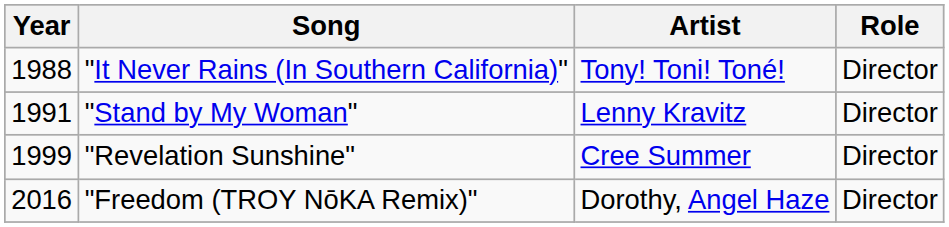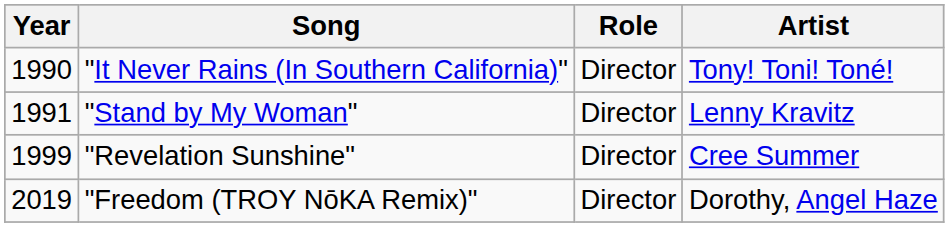columns swapped: (705, 26) <-> (890, 26)
(42, 69) 1988 -> (42, 69) 1990
(42, 199) 2016 -> (42, 199) 2019
